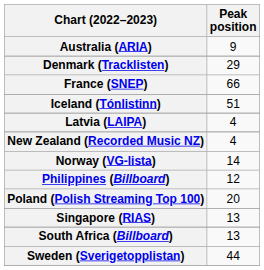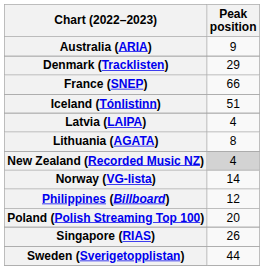+ row: (106, 141)
(233, 141) no background -> (233, 160) lightgrey background
(233, 217) 13 -> (233, 236) 26
- row: (106, 236)
